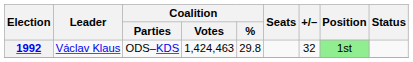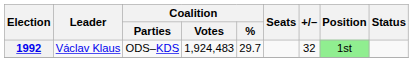(209, 48) 1,424,463 -> (209, 48) 1,924,483
(250, 48) 29.8 -> (250, 48) 29.7
